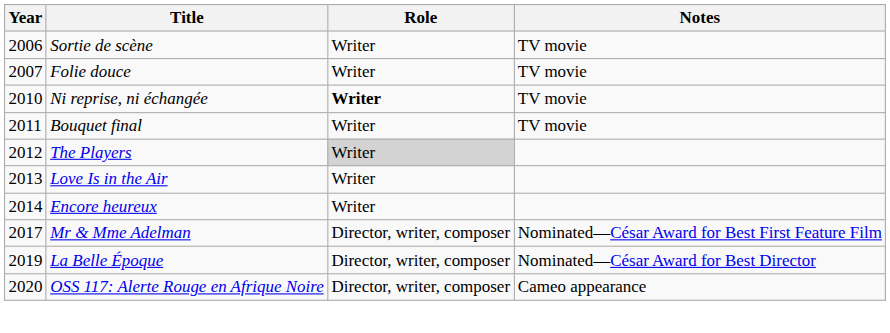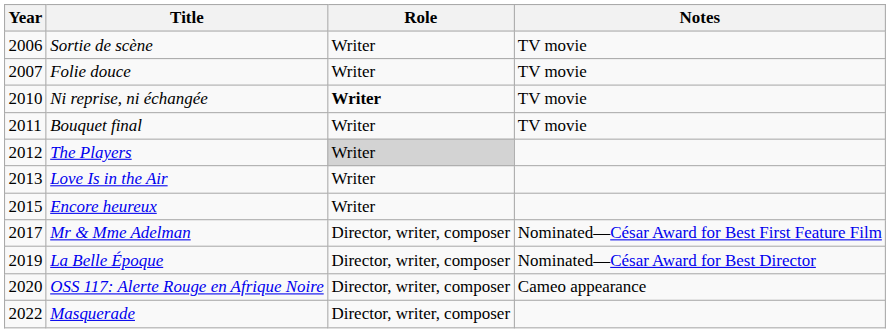(25, 206) 2014 -> (25, 206) 2015
+ row: (93, 313)
